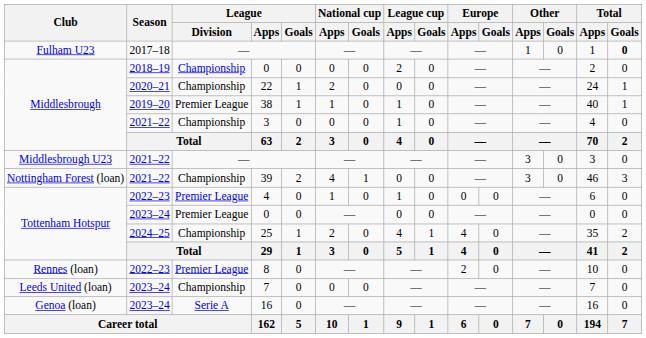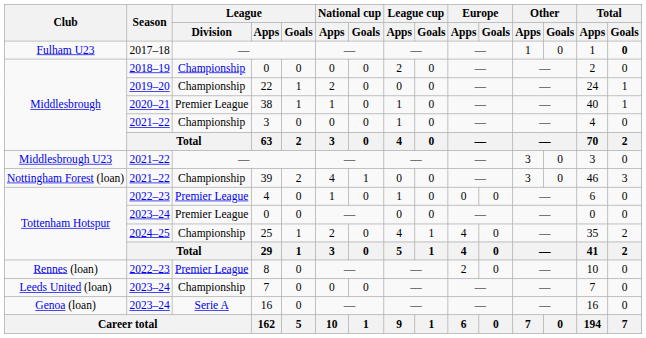(150, 86) 2020–21 -> (150, 86) 2019–20
(150, 104) 2019–20 -> (150, 104) 2020–21
